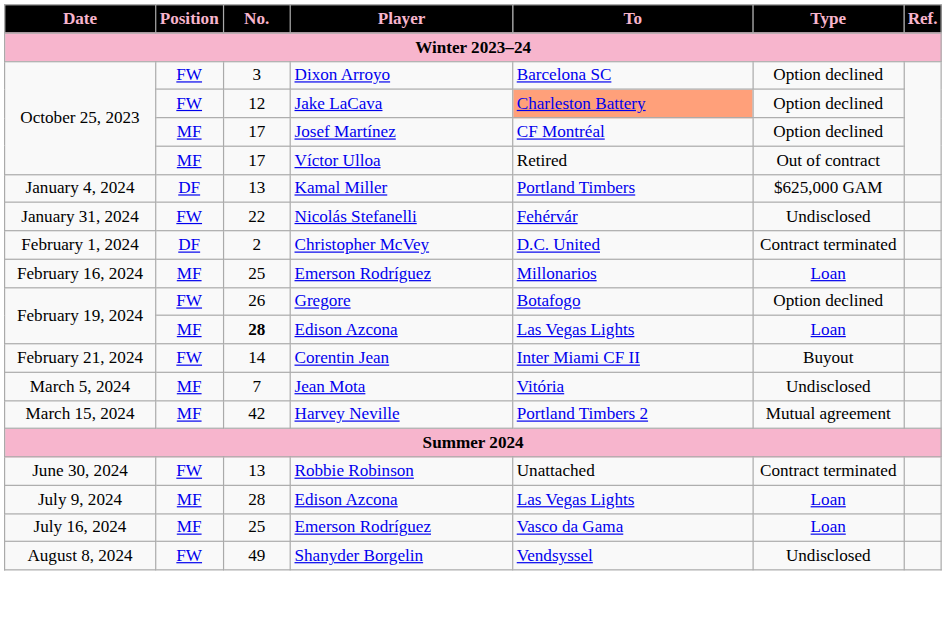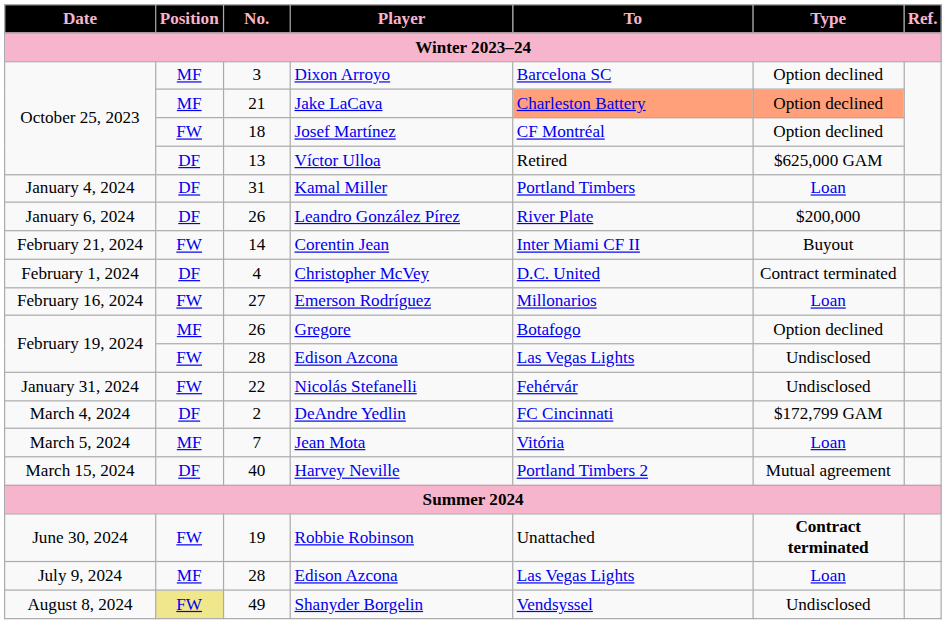(189, 75) FW -> (189, 75) MF
(189, 103) FW -> (189, 103) MF
(257, 103) 12 -> (257, 103) 21
(828, 103) no background -> (828, 103) lightsalmon background
(189, 132) MF -> (189, 132) FW
(257, 132) 17 -> (257, 132) 18
(189, 160) MF -> (189, 160) DF
(257, 160) 17 -> (257, 160) 13
(828, 160) Out of contract -> (828, 160) $625,000 GAM
(257, 188) 13 -> (257, 188) 31
(828, 188) $625,000 GAM -> (828, 188) Loan
+ row: (80, 216)
rows swapped: (80, 216) <-> (80, 358)
(257, 245) 2 -> (257, 273) 4
(189, 273) MF -> (189, 301) FW
(257, 273) 25 -> (257, 301) 27
(189, 301) FW -> (189, 329) MF
(189, 329) MF -> (189, 358) FW
(257, 329) bold -> (257, 358) normal
(828, 329) Loan -> (828, 358) Undisclosed
+ row: (80, 414)
(828, 386) Undisclosed -> (828, 442) Loan
(189, 414) MF -> (189, 471) DF
(257, 414) 42 -> (257, 471) 40
(257, 471) 13 -> (257, 537) 19
(828, 471) normal -> (828, 537) bold
- row: (80, 527)
(189, 556) no background -> (189, 604) khaki background
